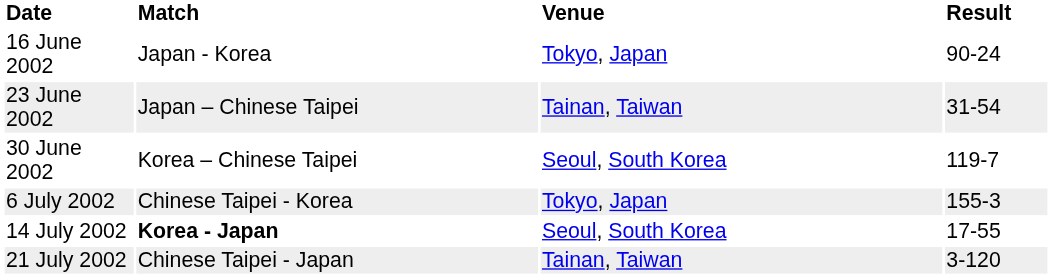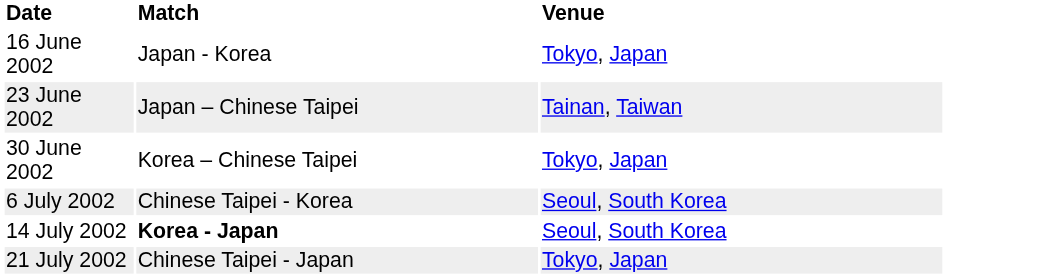- column: (979, 12)
(634, 160) Seoul, South Korea -> (605, 160) Tokyo, Japan
(605, 201) Tokyo, Japan -> (634, 201) Seoul, South Korea
(612, 260) Tainan, Taiwan -> (605, 260) Tokyo, Japan
